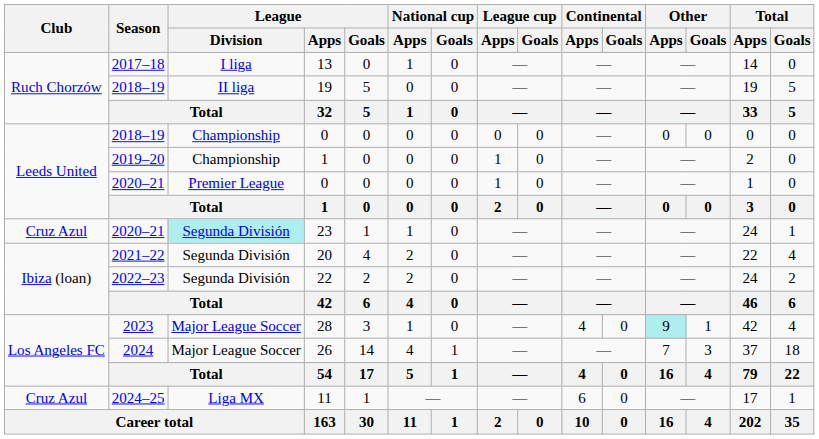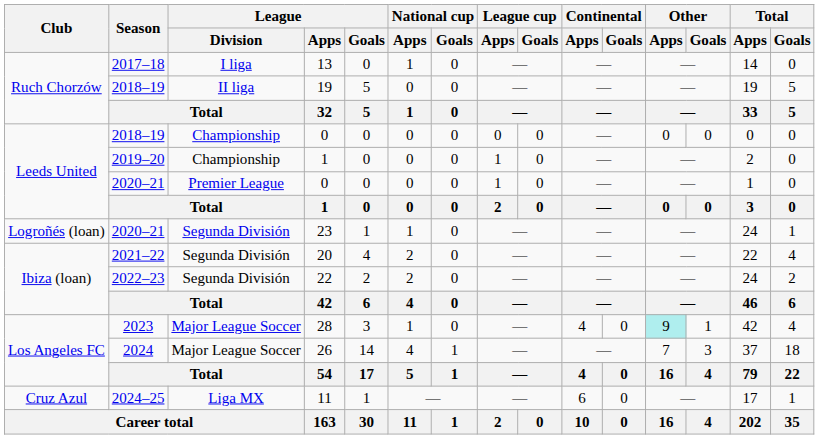(56, 231) Cruz Azul -> (56, 231) Logroñés (loan)
(236, 231) paleturquoise background -> (236, 231) no background
